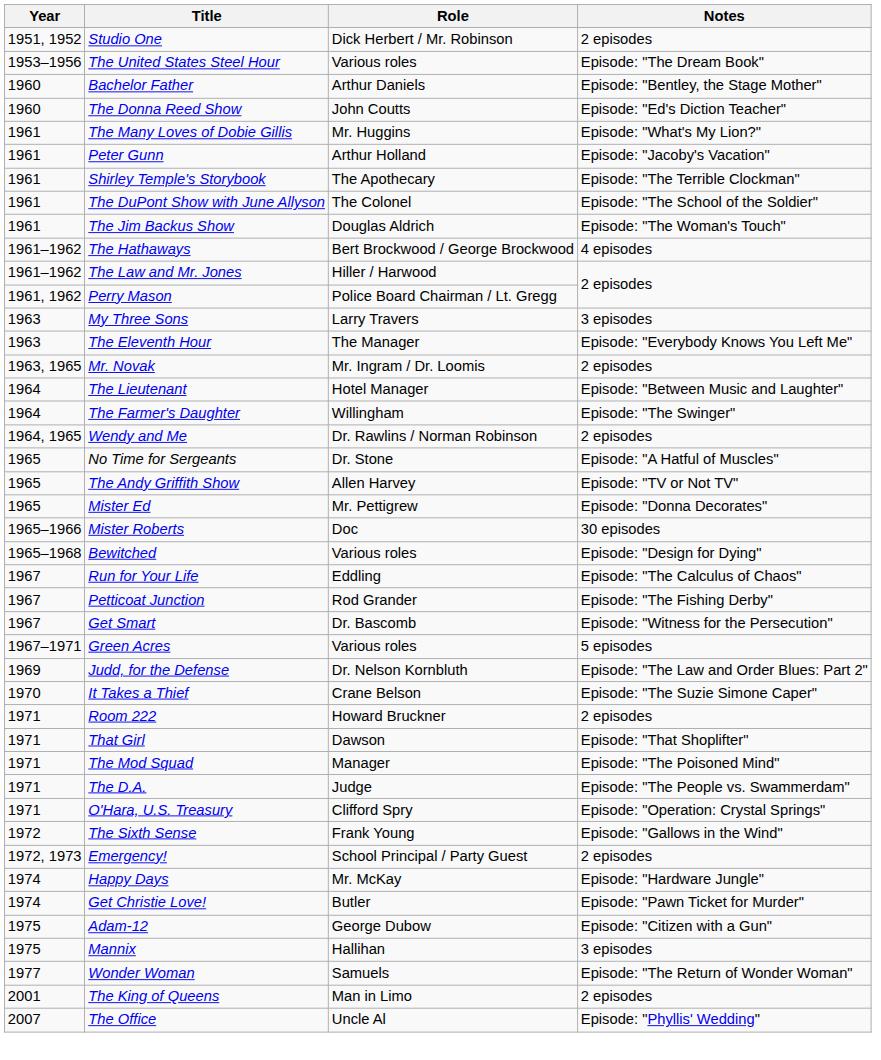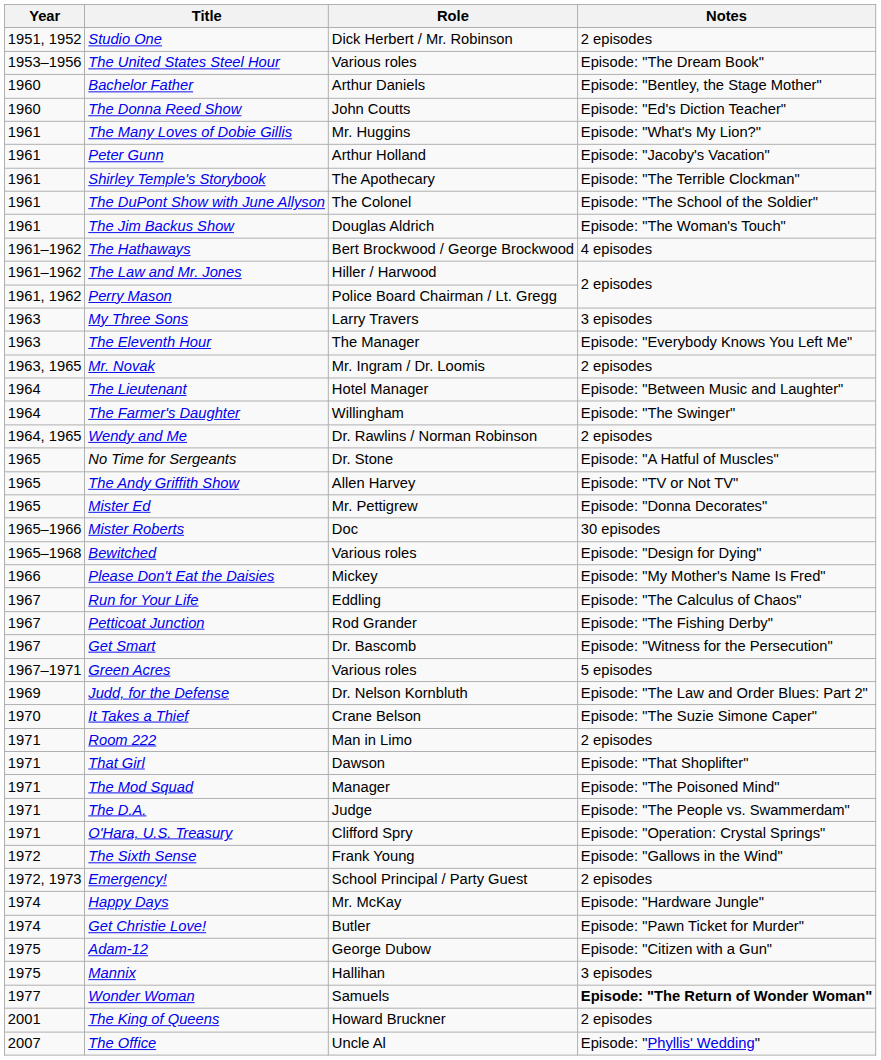+ row: (181, 576)
(389, 716) Howard Bruckner -> (372, 739) Man in Limo
(717, 973) normal -> (727, 996) bold
(372, 996) Man in Limo -> (389, 1020) Howard Bruckner
